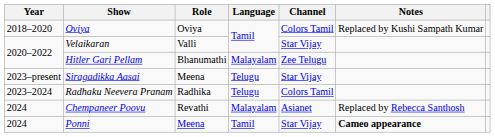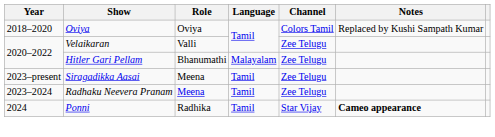(301, 44) Star Vijay -> (304, 44) Zee Telugu
(245, 76) Telugu -> (243, 76) Tamil
(301, 76) Star Vijay -> (304, 76) Zee Telugu
(194, 92) Radhika -> (191, 92) Meena
(245, 92) Telugu -> (243, 92) Tamil
(307, 92) Colors Tamil -> (304, 92) Zee Telugu
- row: (105, 108)
(191, 124) Meena -> (194, 108) Radhika
